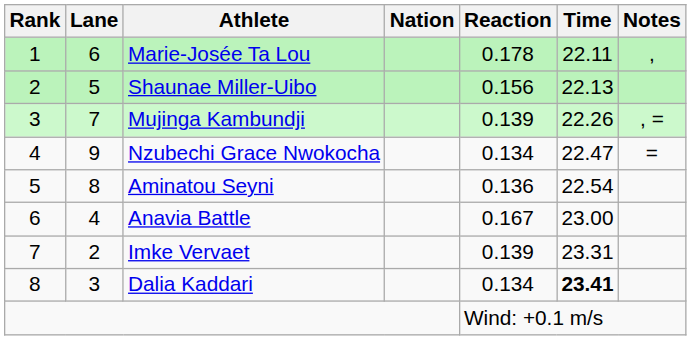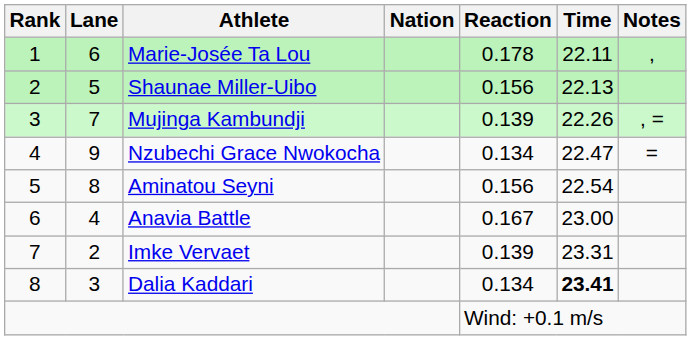(508, 185) 0.136 -> (508, 185) 0.156
